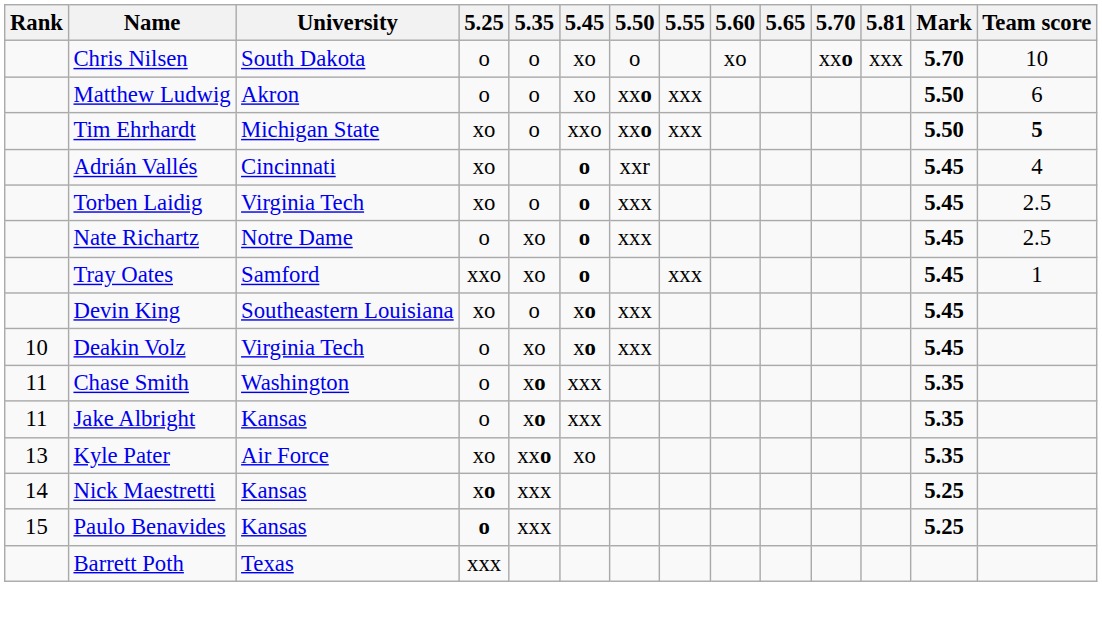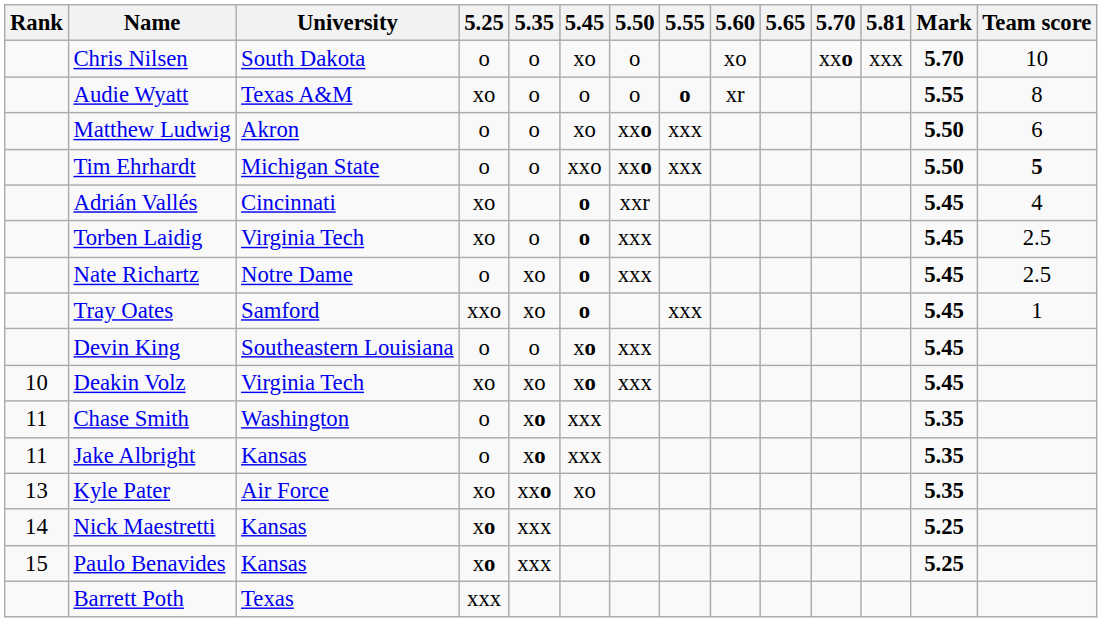+ row: (131, 94)
(484, 130) xo -> (484, 166) o
(484, 310) xo -> (484, 346) o
(484, 346) o -> (484, 382) xo
(484, 526) o -> (484, 563) xo
